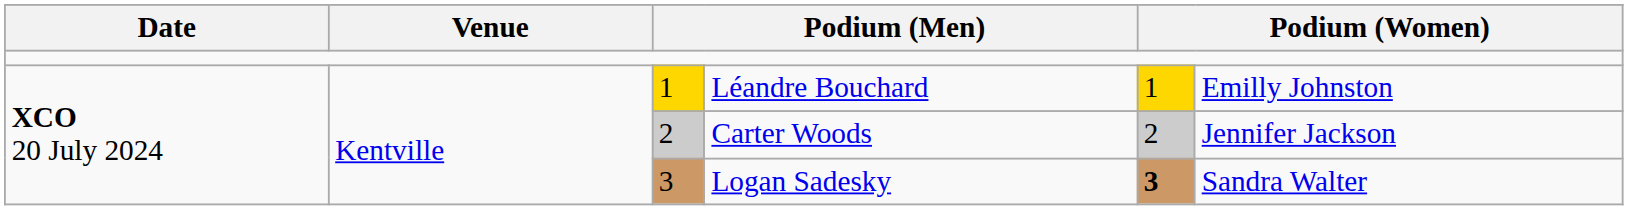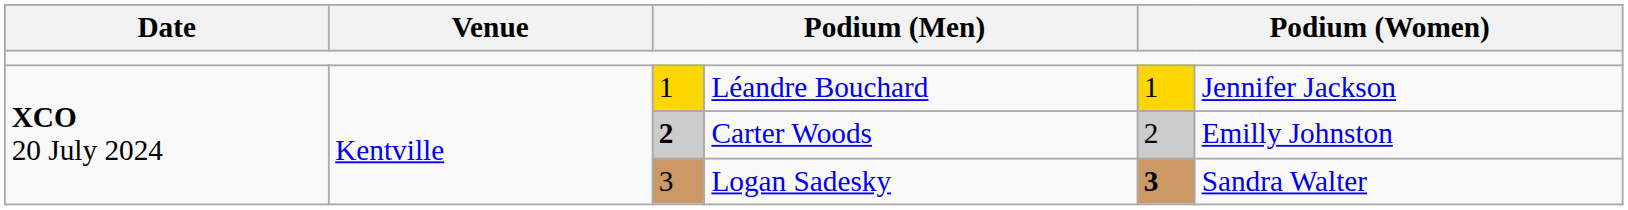(1297, 87) Emilly Johnston -> (1299, 87) Jennifer Jackson
(666, 134) normal -> (666, 134) bold
(1299, 134) Jennifer Jackson -> (1297, 134) Emilly Johnston
